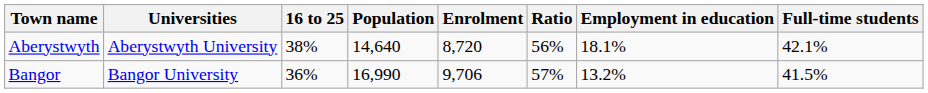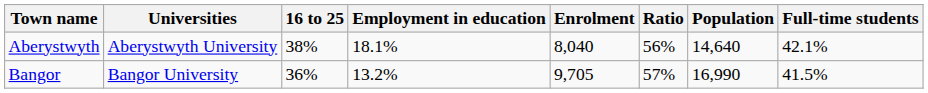columns swapped: (393, 18) <-> (677, 18)
(462, 46) 8,720 -> (574, 46) 8,040
(462, 74) 9,706 -> (574, 74) 9,705
